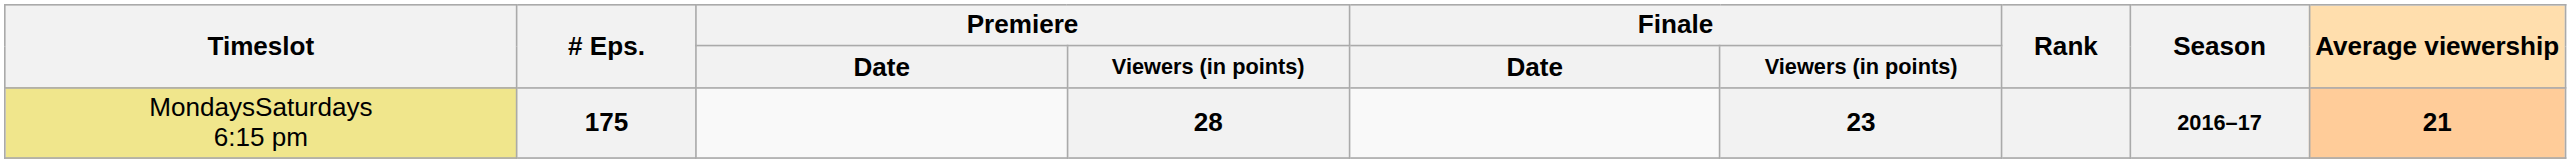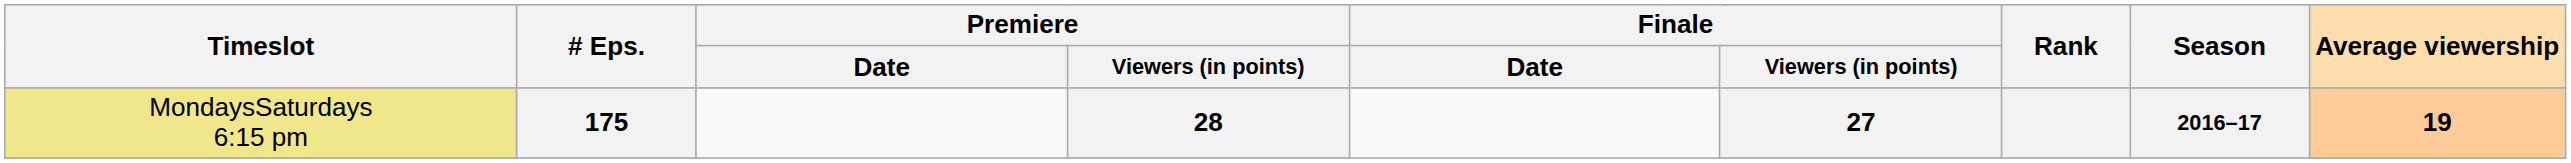(1861, 122) 23 -> (1861, 122) 27
(2437, 122) 21 -> (2437, 122) 19
